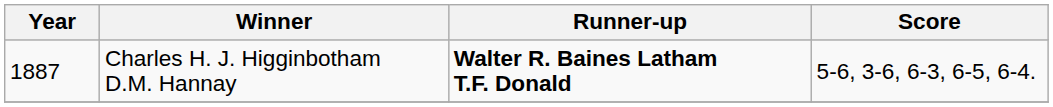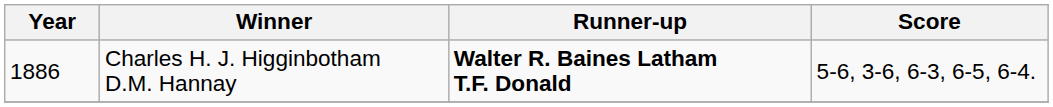(35, 70) 1887 -> (35, 70) 1886
